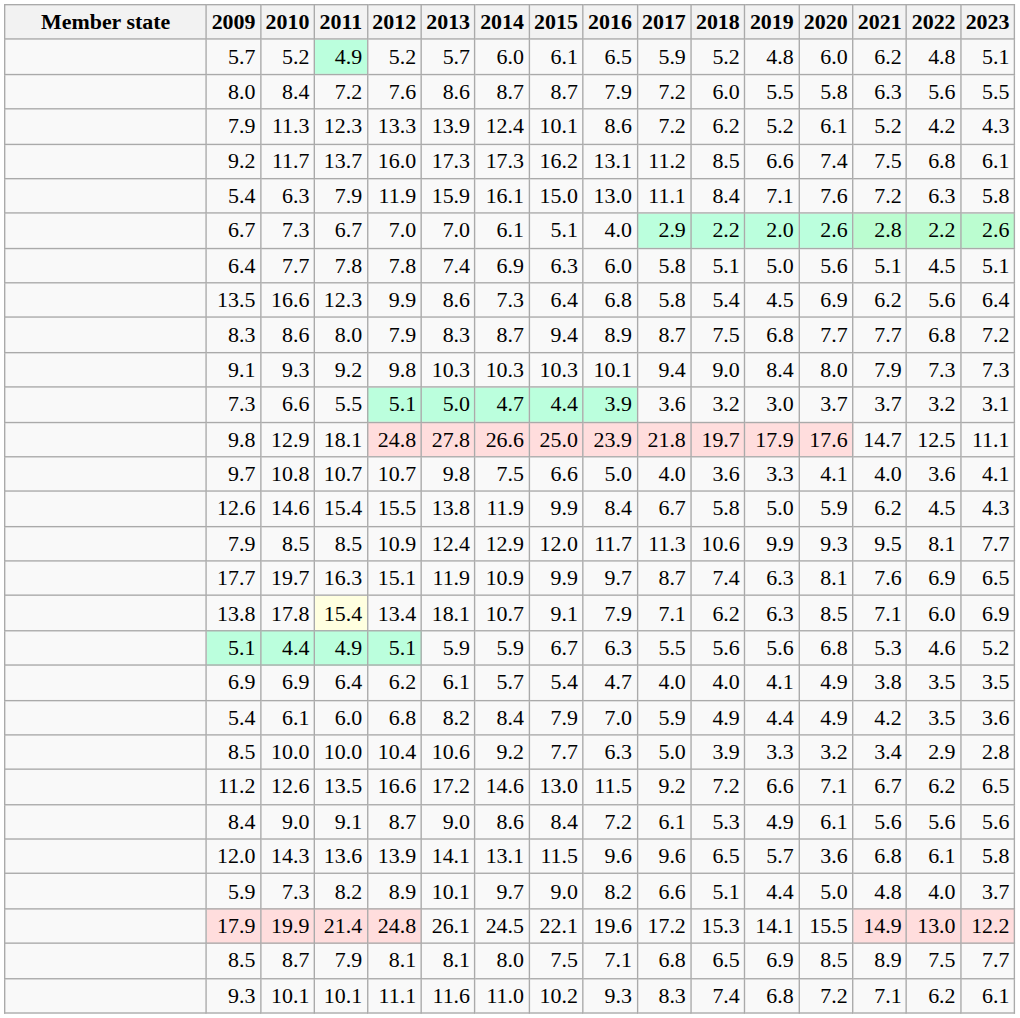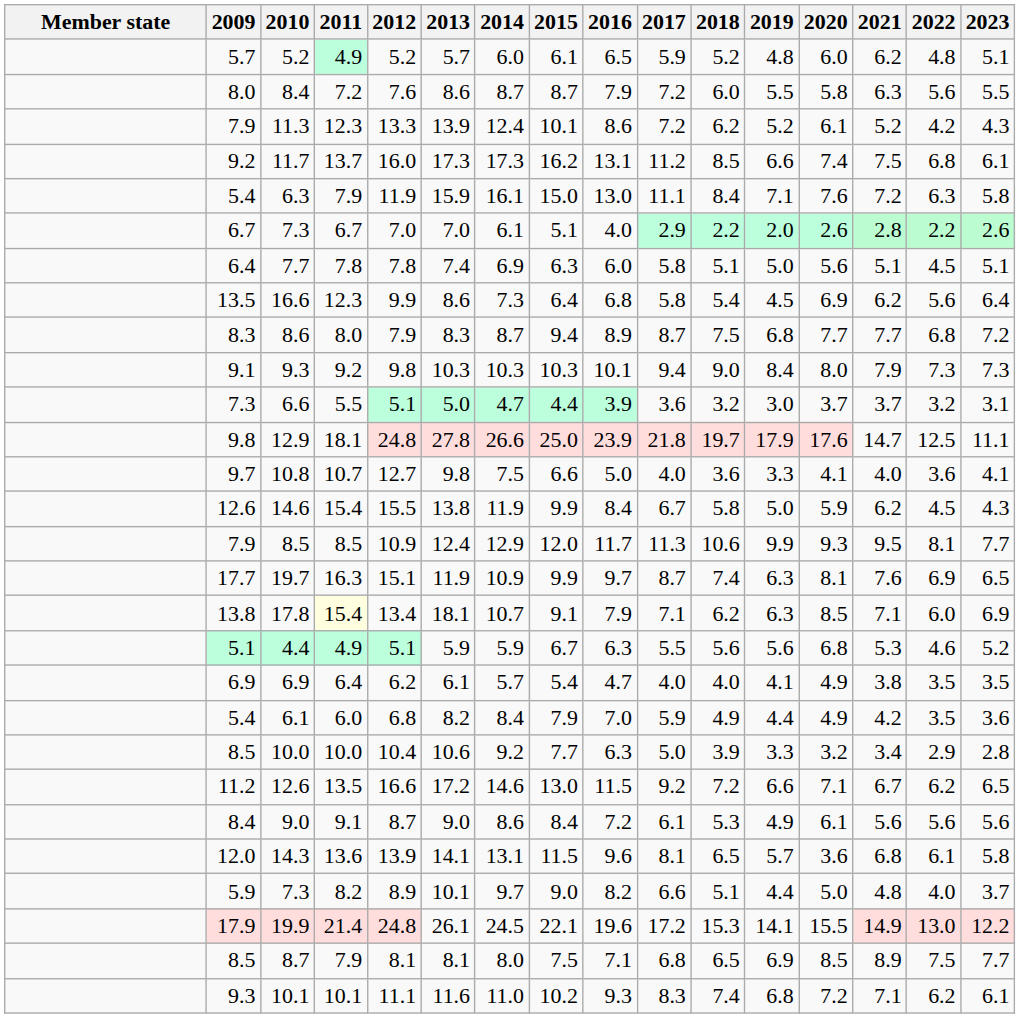(397, 473) 10.7 -> (397, 473) 12.7
(672, 856) 9.6 -> (672, 856) 8.1
